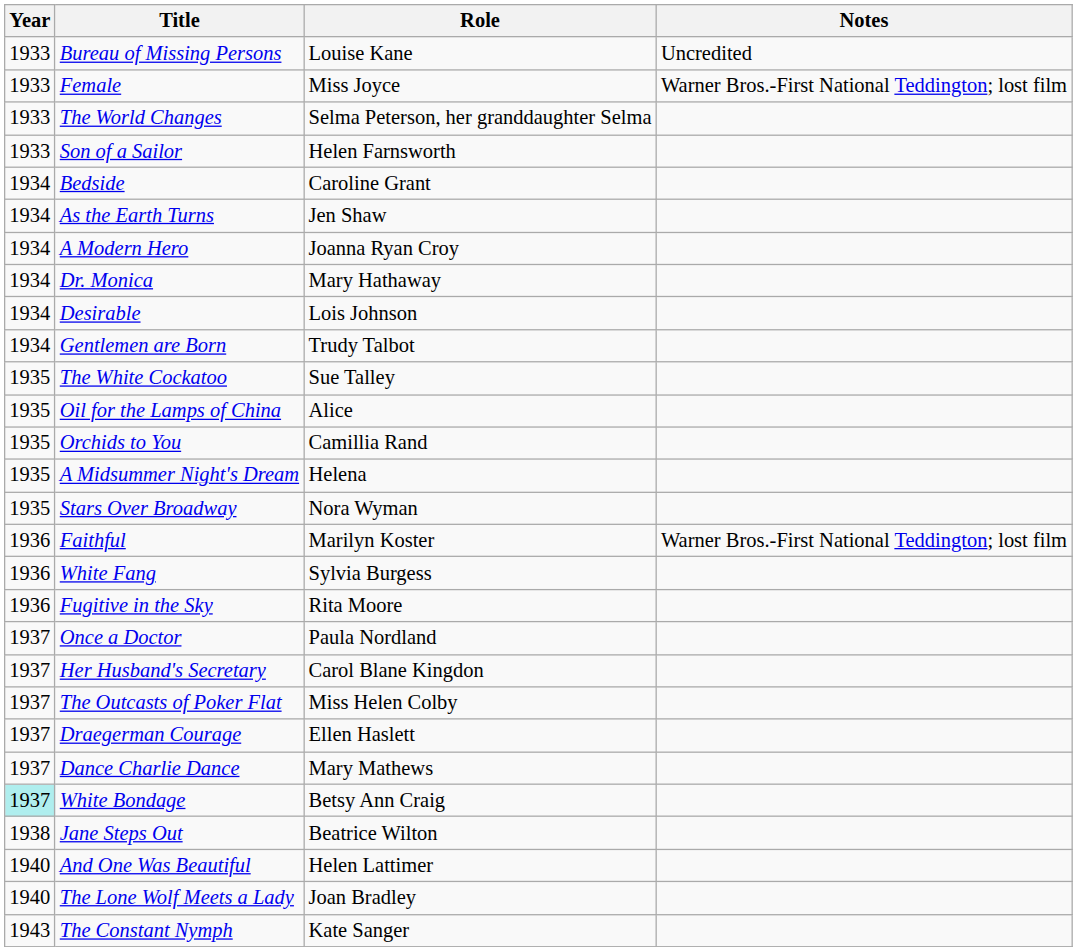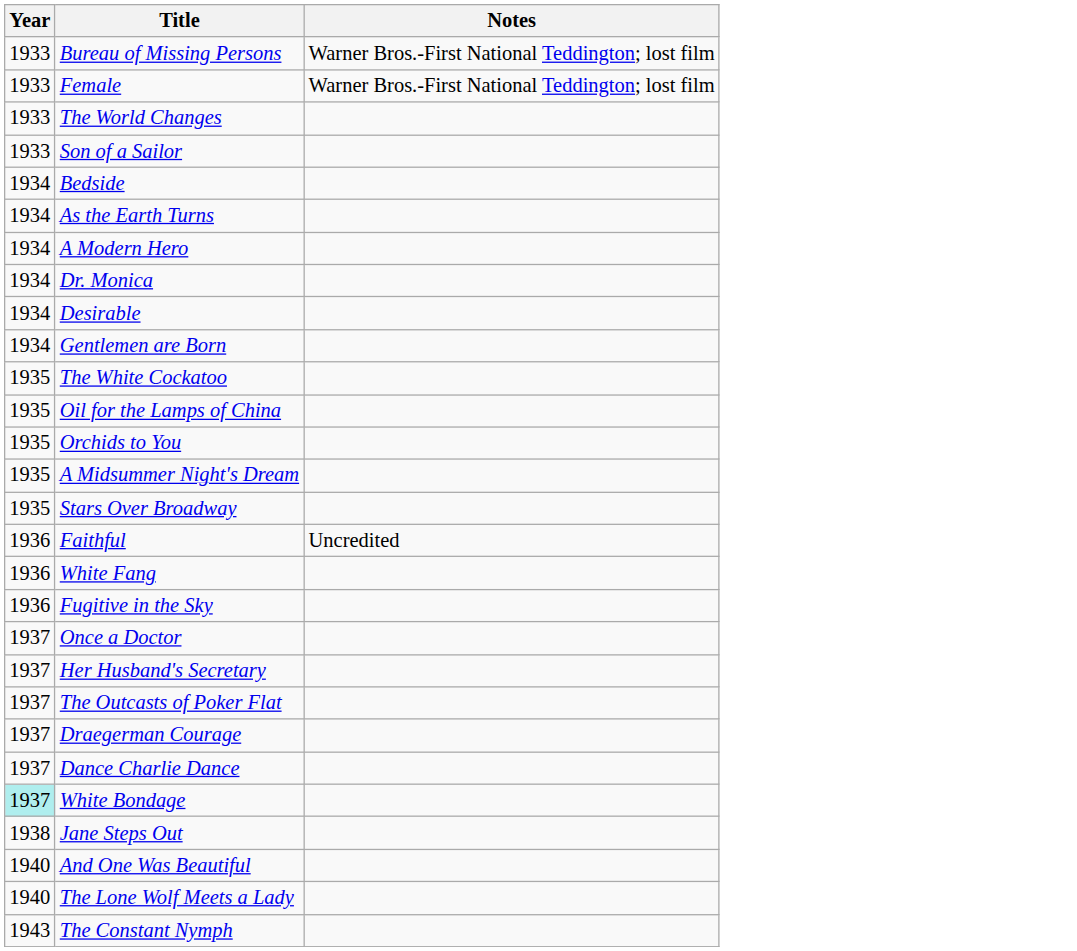- column: (480, 20)
(706, 53) Uncredited -> (512, 53) Warner Bros.-First National Teddington; lost film
(864, 540) Warner Bros.-First National Teddington; lost film -> (354, 540) Uncredited
